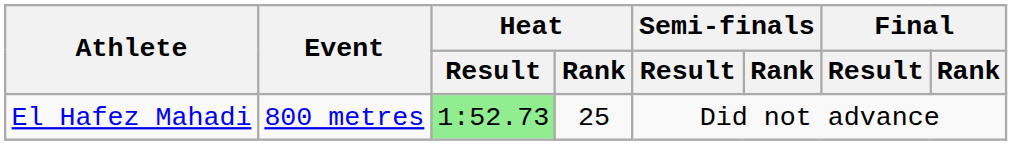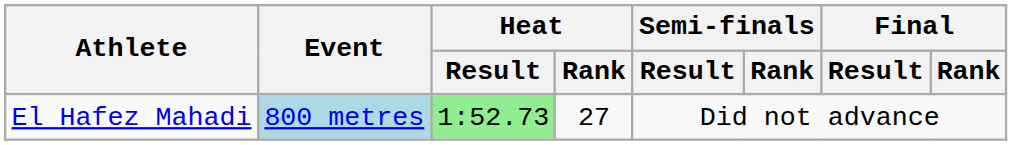(344, 117) no background -> (344, 117) lightblue background
(594, 117) 25 -> (594, 117) 27
